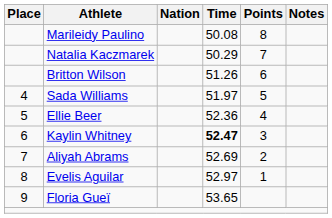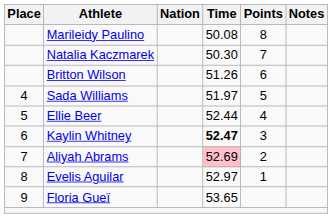(222, 55) 50.29 -> (222, 55) 50.30
(222, 116) 52.36 -> (222, 116) 52.44
(222, 156) no background -> (222, 156) pink background
